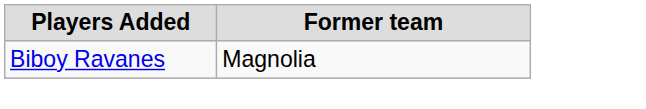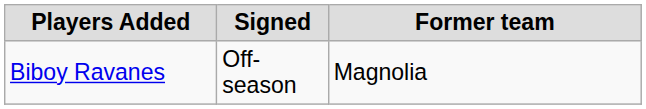+ column: (273, 22)
